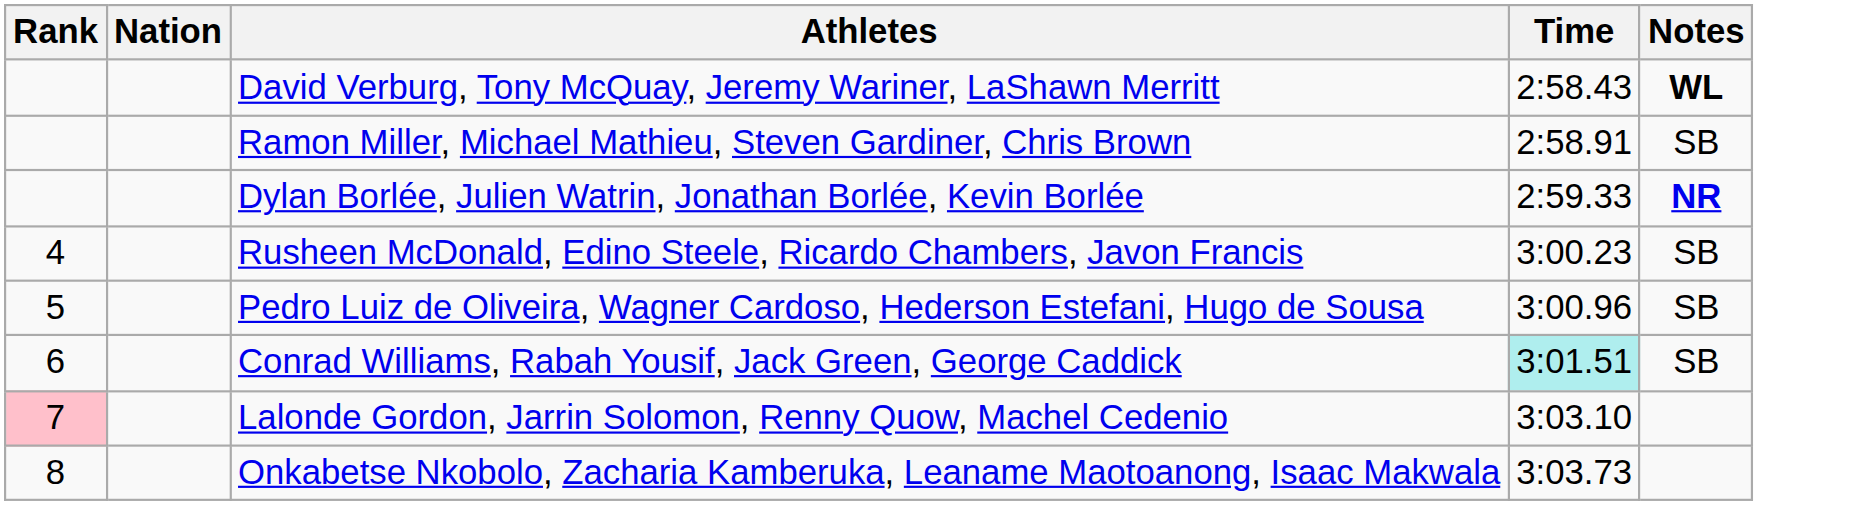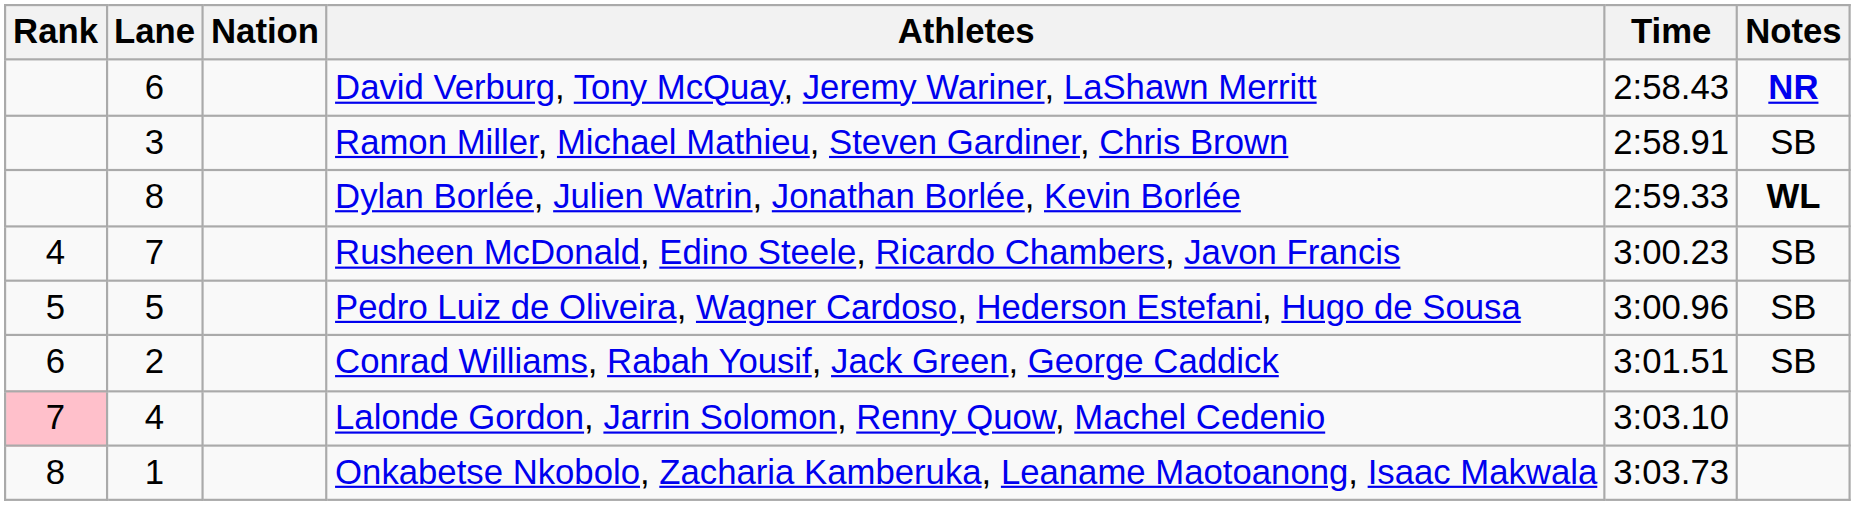+ column: (155, 32)
(1696, 87) WL -> (1793, 87) NR
(1696, 197) NR -> (1793, 197) WL
(1574, 362) paleturquoise background -> (1671, 362) no background
